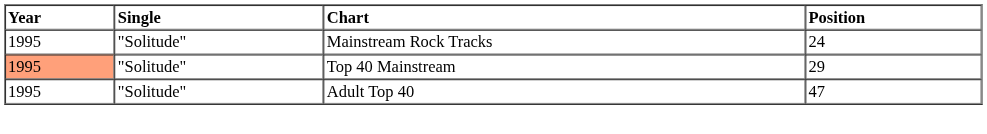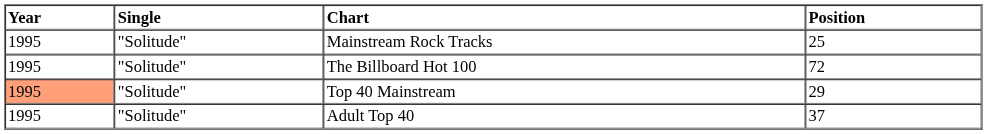(817, 42) 24 -> (817, 42) 25
+ row: (402, 66)
(817, 91) 47 -> (817, 116) 37
